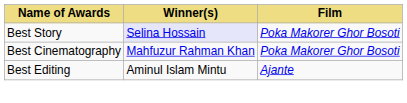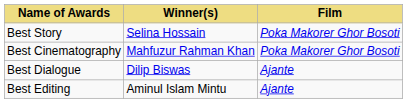(166, 32) lavender background -> (166, 32) no background
+ row: (44, 70)
